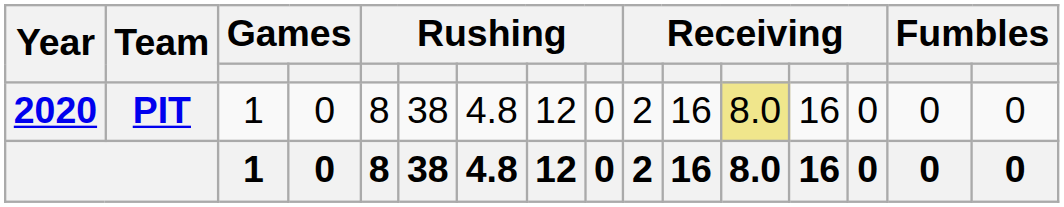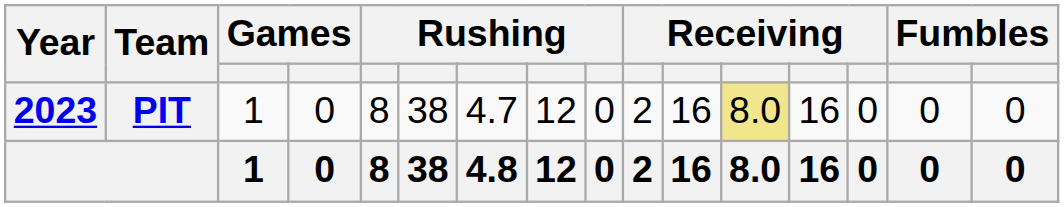(55, 110) 2020 -> (55, 110) 2023
(492, 110) 4.8 -> (492, 110) 4.7
